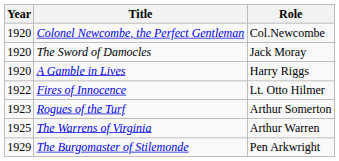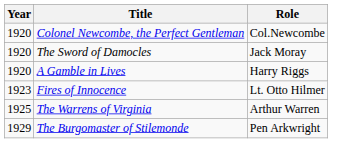(19, 90) 1922 -> (19, 90) 1923
- row: (81, 109)
